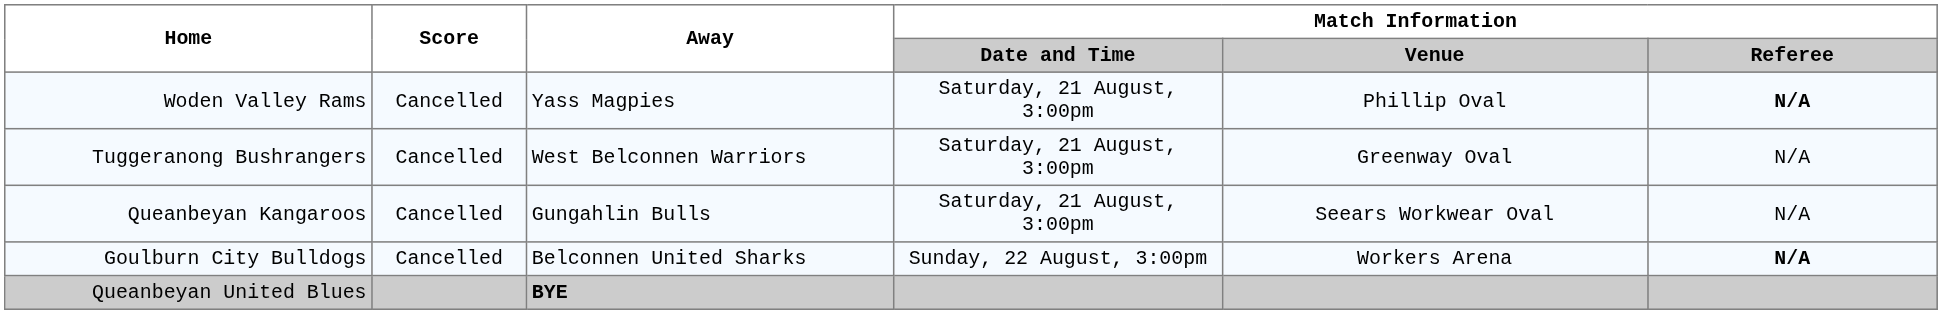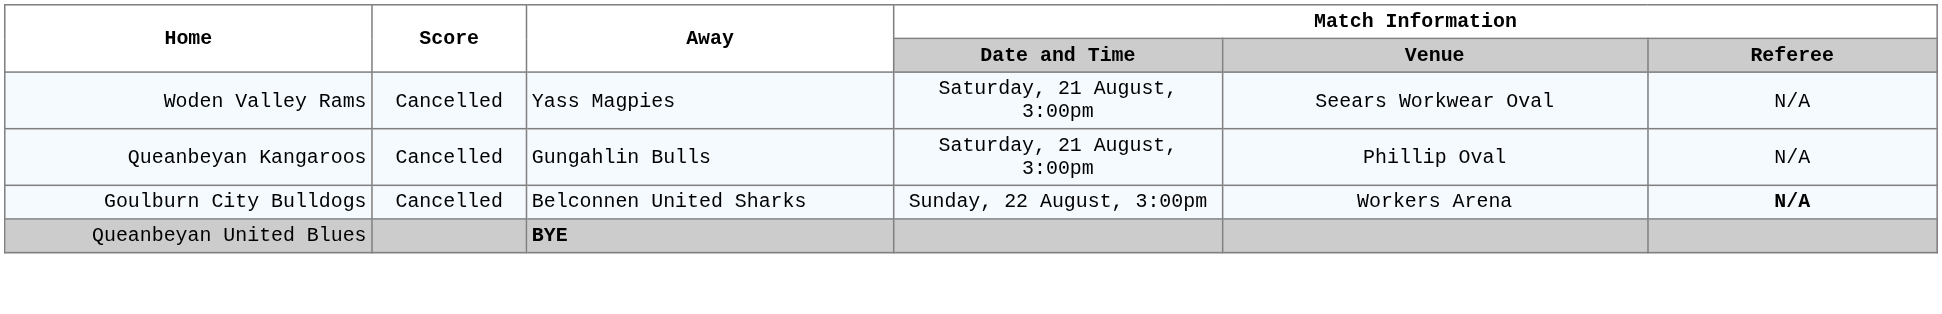(1435, 100) Phillip Oval -> (1435, 100) Seears Workwear Oval
(1792, 100) bold -> (1792, 100) normal
- row: (229, 157)
(1435, 214) Seears Workwear Oval -> (1435, 157) Phillip Oval
